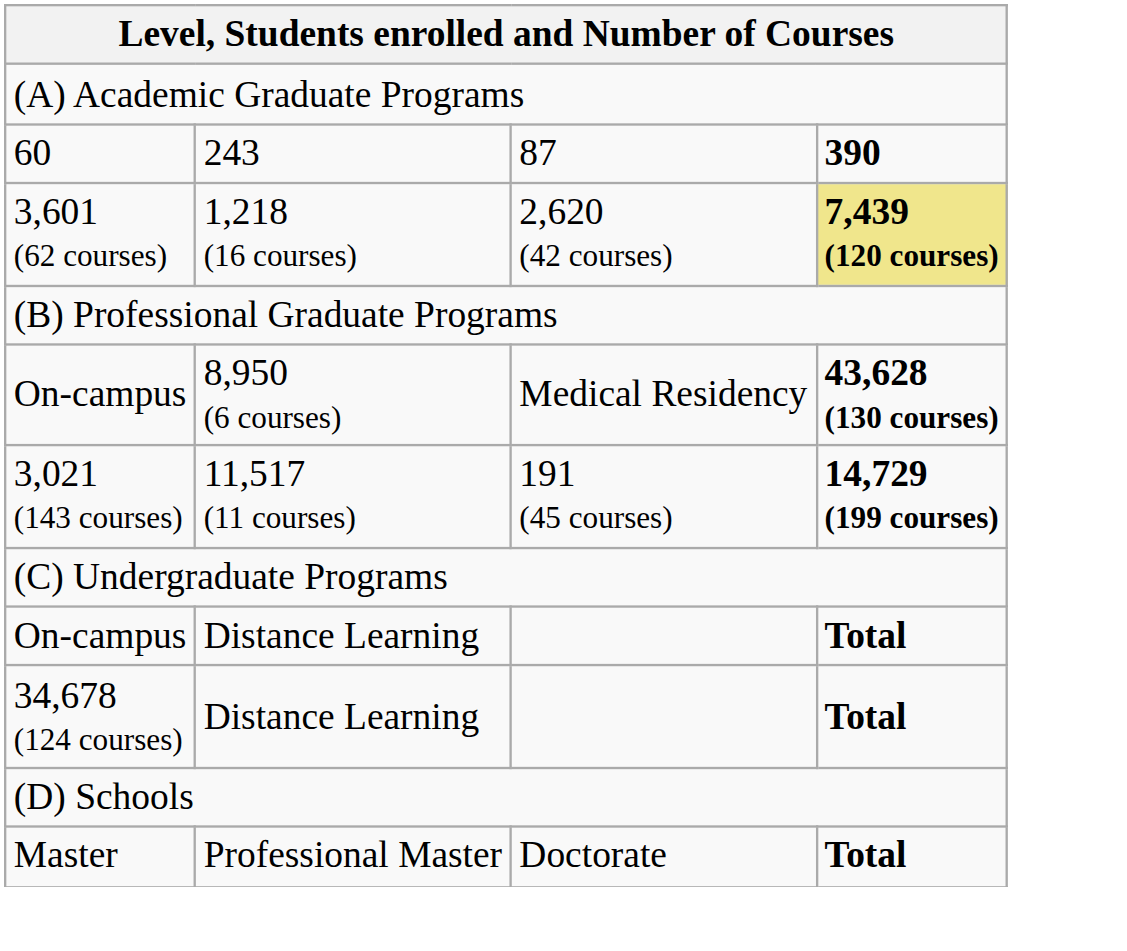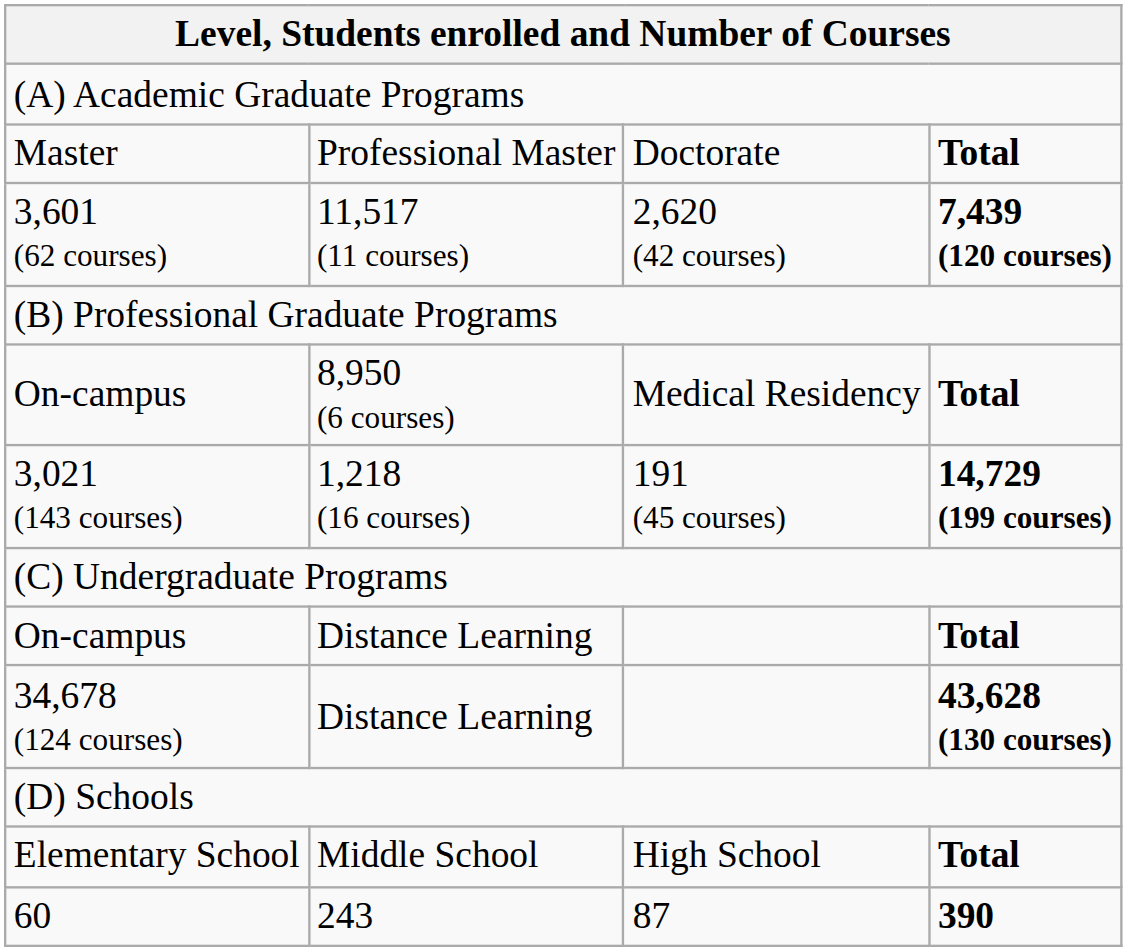rows swapped: (66, 855) <-> (33, 152)
(280, 233) 1,218 (16 courses) -> (393, 233) 11,517 (11 courses)
(912, 233) khaki background -> (1025, 233) no background
(912, 394) 43,628 (130 courses) -> (979, 394) Total
(280, 495) 11,517 (11 courses) -> (394, 495) 1,218 (16 courses)
(866, 716) Total -> (1025, 716) 43,628 (130 courses)
+ row: (157, 855)
